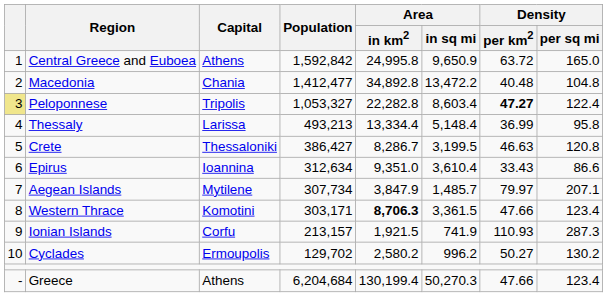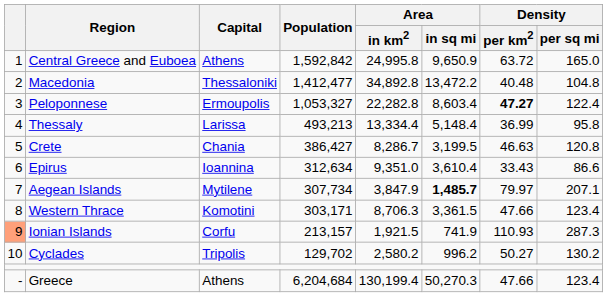(224, 82) Chania -> (240, 82) Thessaloniki
(19, 104) khaki background -> (19, 104) no background
(224, 104) Tripolis -> (236, 104) Ermoupolis
(240, 146) Thessaloniki -> (224, 146) Chania
(455, 189) normal -> (455, 189) bold
(396, 210) bold -> (396, 210) normal
(19, 231) no background -> (19, 231) lightsalmon background
(236, 253) Ermoupolis -> (224, 253) Tripolis
